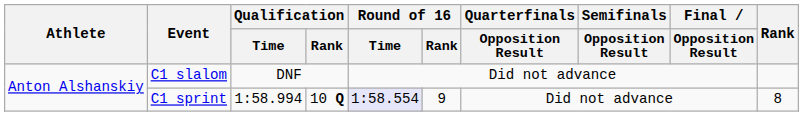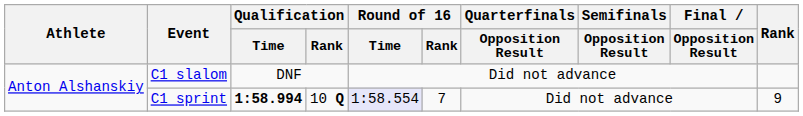(268, 99) normal -> (268, 99) bold
(442, 99) 9 -> (442, 99) 7
(778, 99) 8 -> (778, 99) 9
